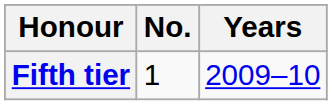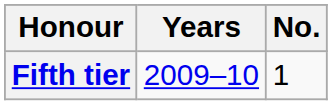columns swapped: (168, 27) <-> (263, 27)
